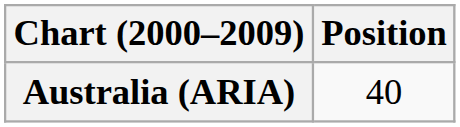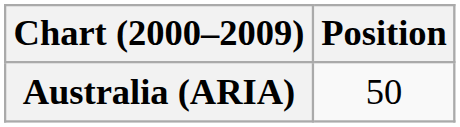(384, 91) 40 -> (384, 91) 50
